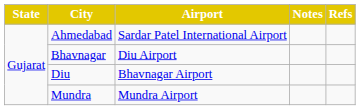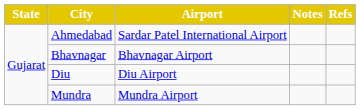(147, 54) Diu Airport -> (165, 54) Bhavnagar Airport
(165, 74) Bhavnagar Airport -> (147, 74) Diu Airport
